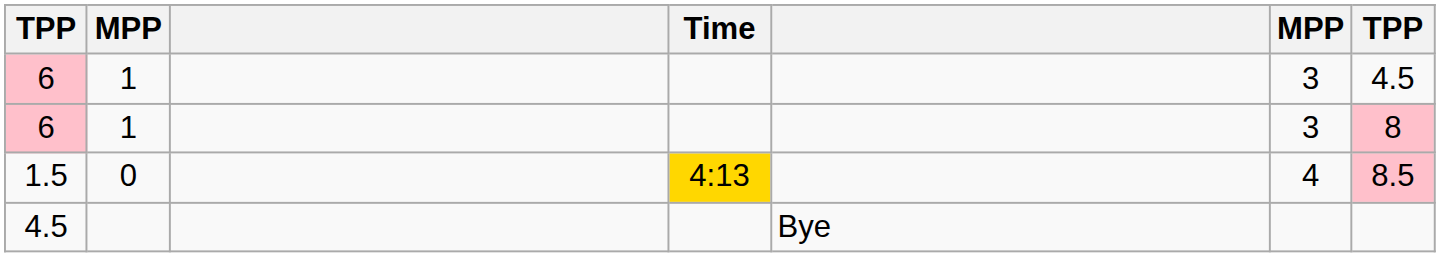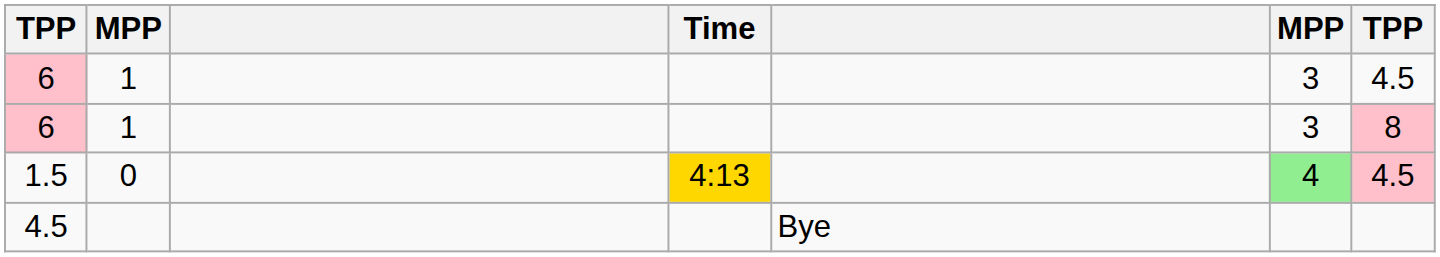(1311, 176) no background -> (1311, 176) lightgreen background
(1393, 176) 8.5 -> (1393, 176) 4.5
